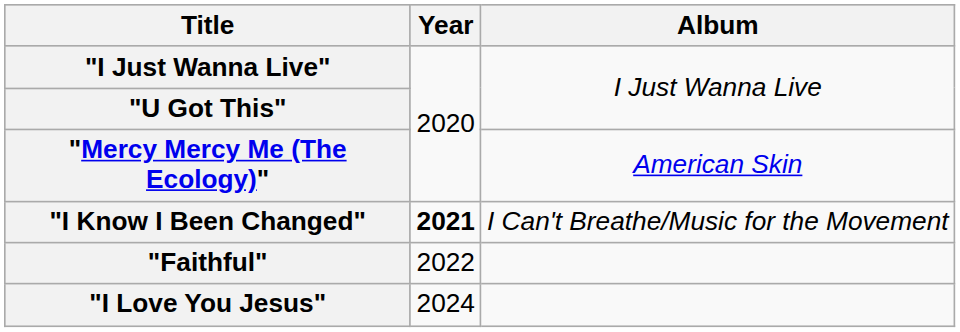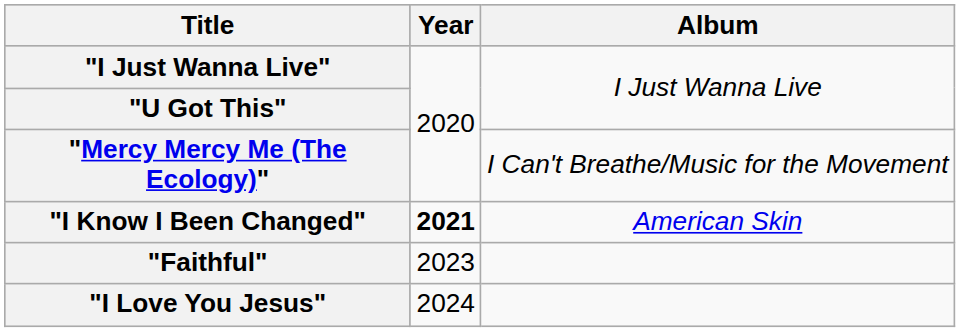(718, 164) American Skin -> (718, 164) I Can't Breathe/Music for the Movement
(718, 221) I Can't Breathe/Music for the Movement -> (718, 221) American Skin
(446, 262) 2022 -> (446, 262) 2023
